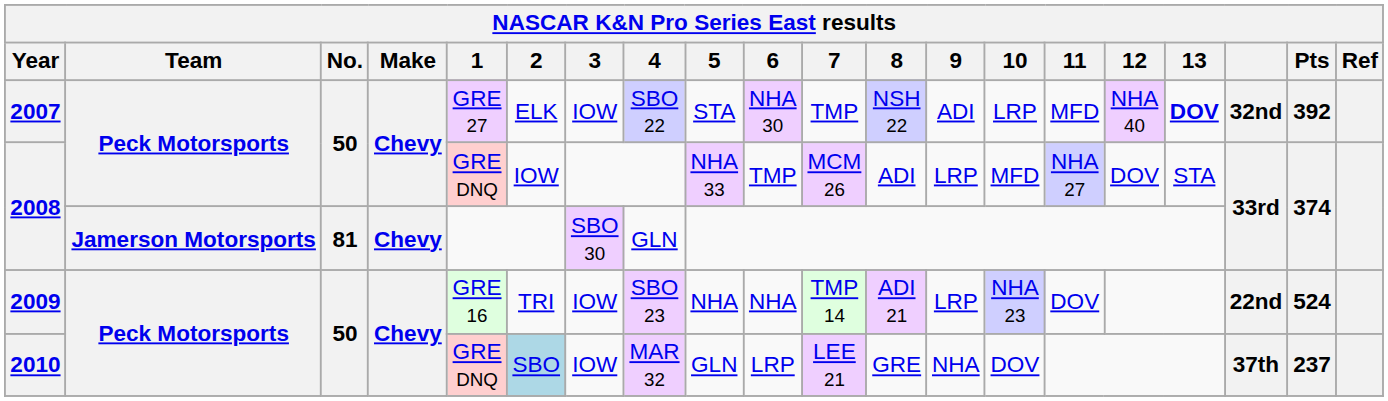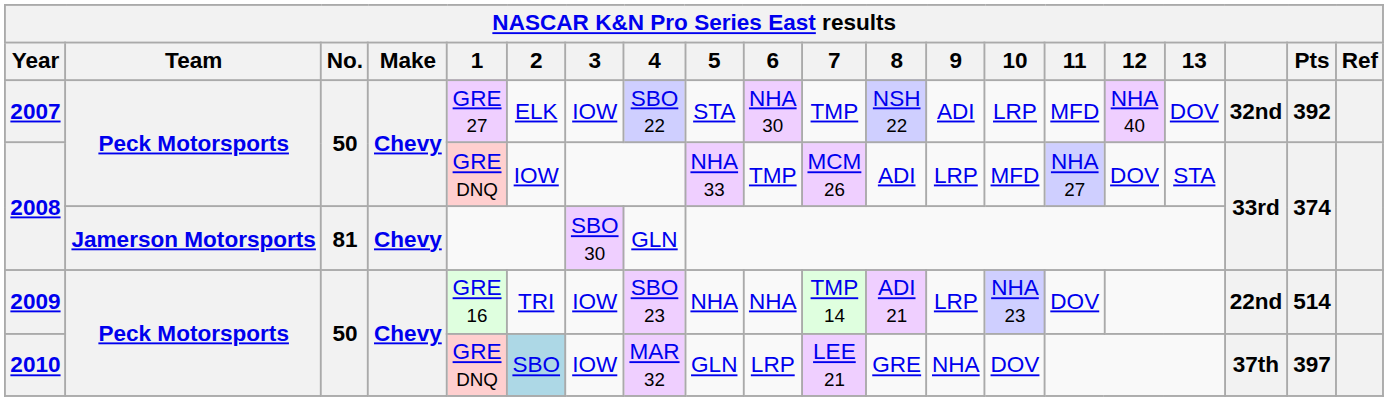(1194, 111) bold -> (1194, 111) normal
(1312, 302) 524 -> (1312, 302) 514
(1312, 365) 237 -> (1312, 365) 397
